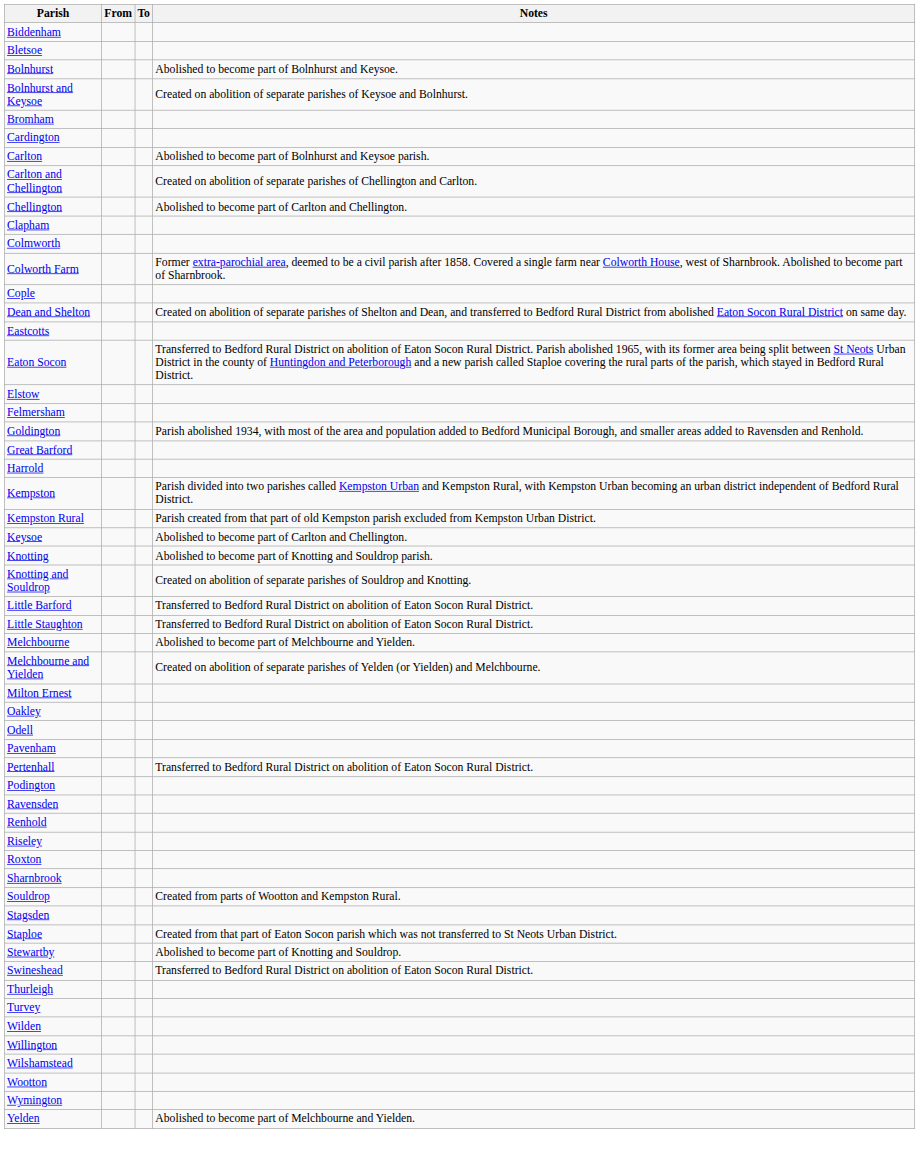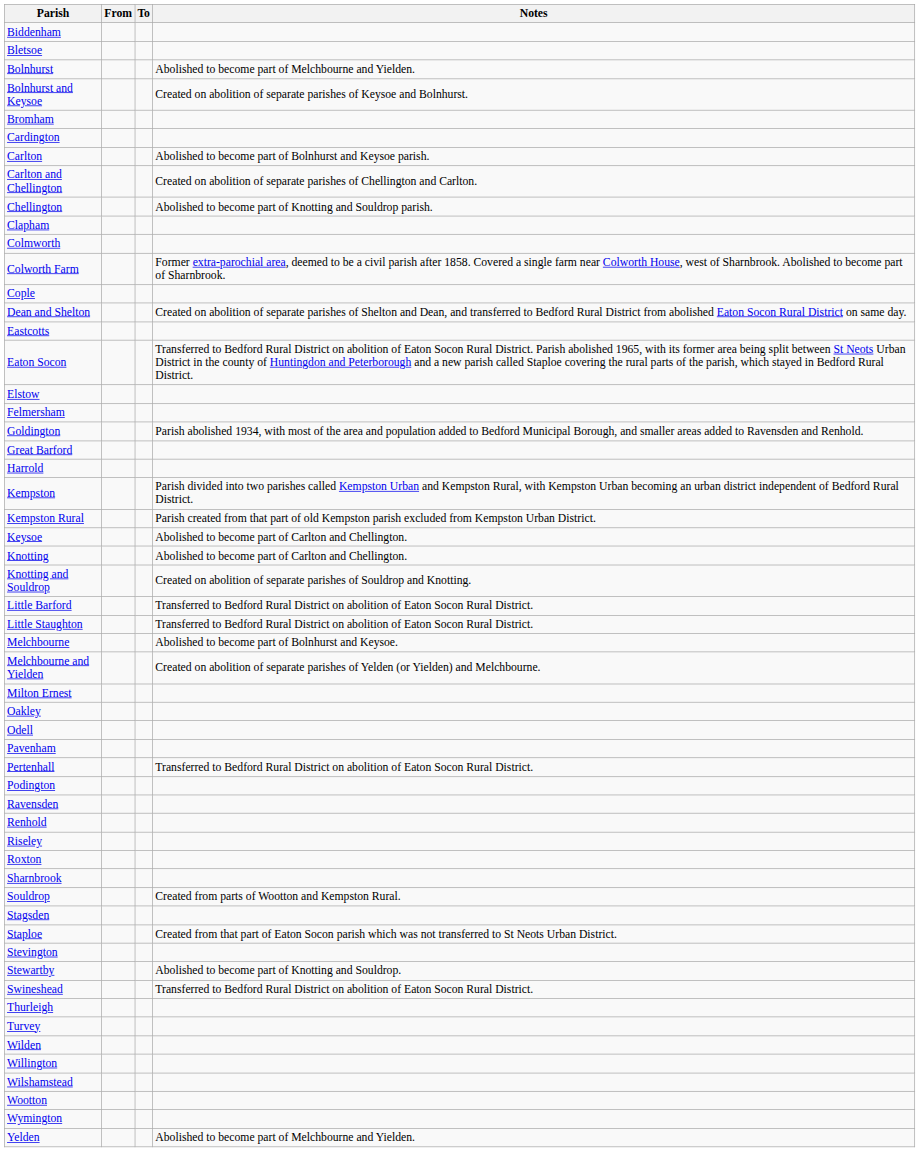(277, 69) Abolished to become part of Bolnhurst and Keysoe. -> (285, 69) Abolished to become part of Melchbourne and Yielden.
(281, 206) Abolished to become part of Carlton and Chellington. -> (294, 206) Abolished to become part of Knotting and Souldrop parish.
(294, 555) Abolished to become part of Knotting and Souldrop parish. -> (281, 555) Abolished to become part of Carlton and Chellington.
(285, 642) Abolished to become part of Melchbourne and Yielden. -> (277, 642) Abolished to become part of Bolnhurst and Keysoe.
+ row: (32, 952)
